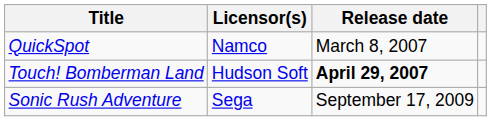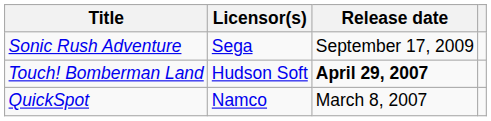rows swapped: (49, 45) <-> (95, 101)
